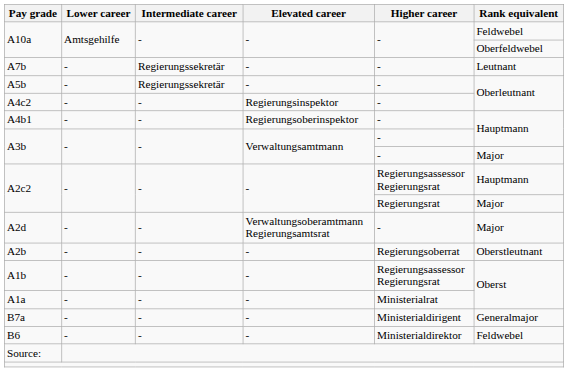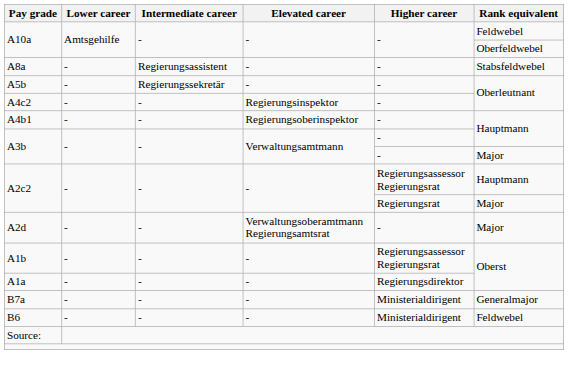+ row: (16, 66)
- row: (17, 66)
- row: (17, 251)
(407, 299) Ministerialrat -> (420, 282) Regierungsdirektor
(419, 335) Ministerialdirektor -> (419, 317) Ministerialdirigent
